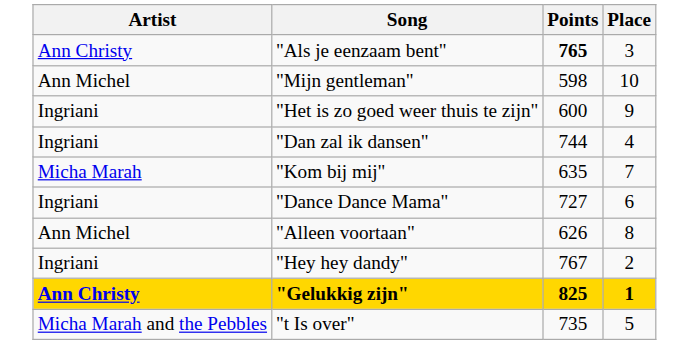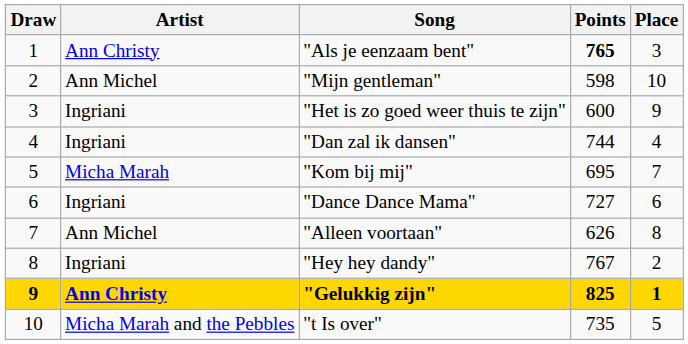+ column: (33, 19)
(573, 171) 635 -> (600, 171) 695
